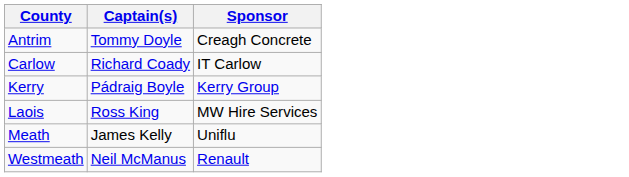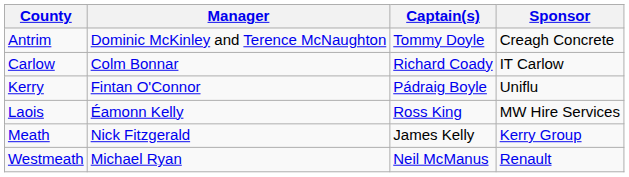+ column: (238, 16)
(238, 87) Kerry Group -> (519, 87) Uniflu
(216, 135) Uniflu -> (541, 135) Kerry Group
